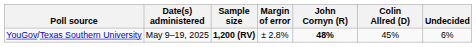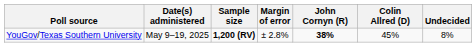(325, 35) 48% -> (325, 35) 38%
(447, 35) 6% -> (447, 35) 8%
